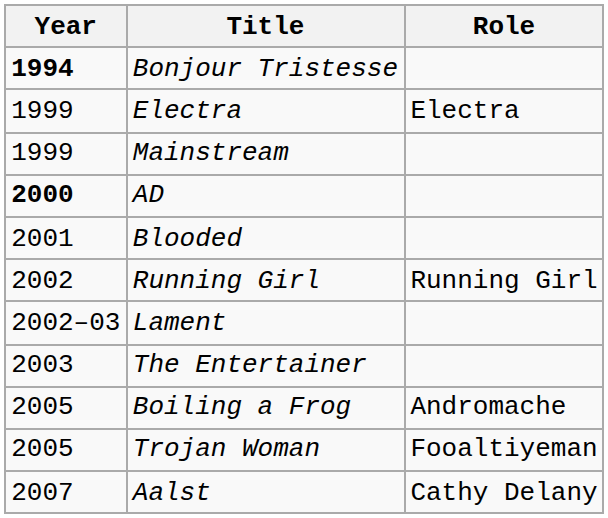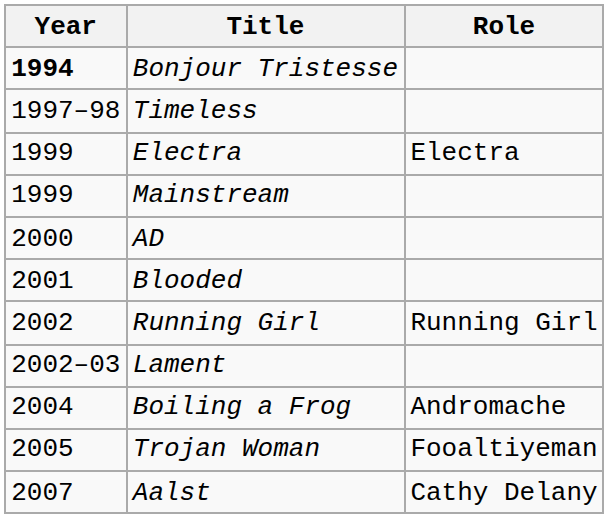+ row: (195, 111)
(42, 196) bold -> (42, 238) normal
- row: (250, 365)
(42, 408) 2005 -> (42, 408) 2004
